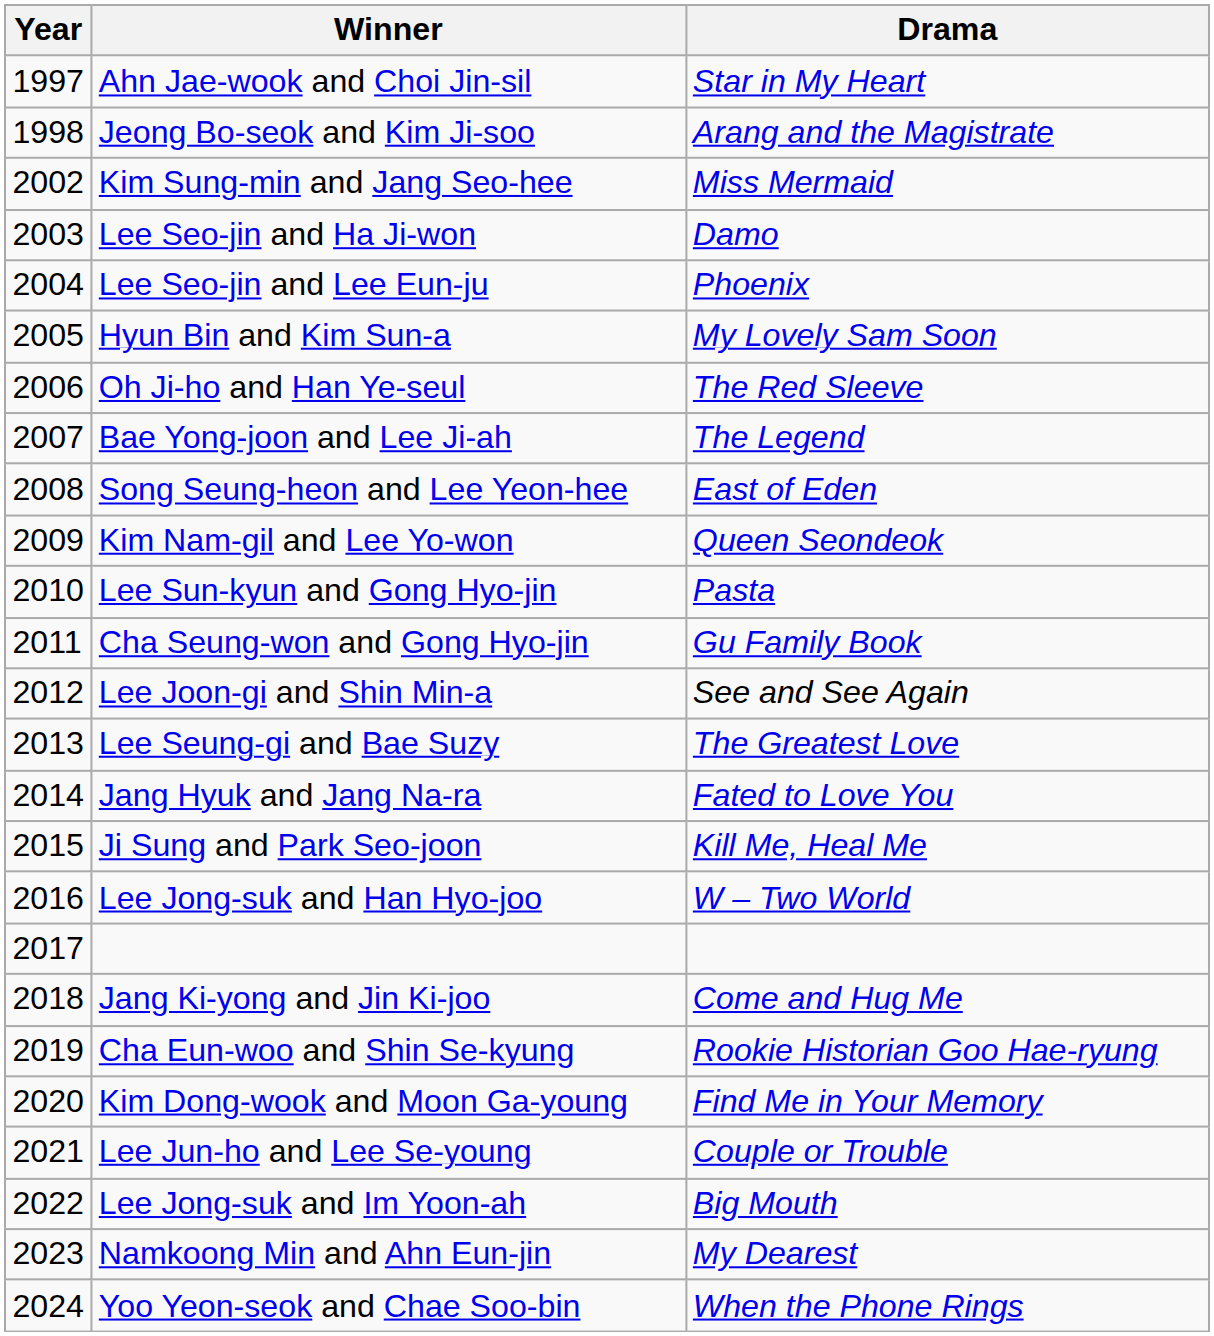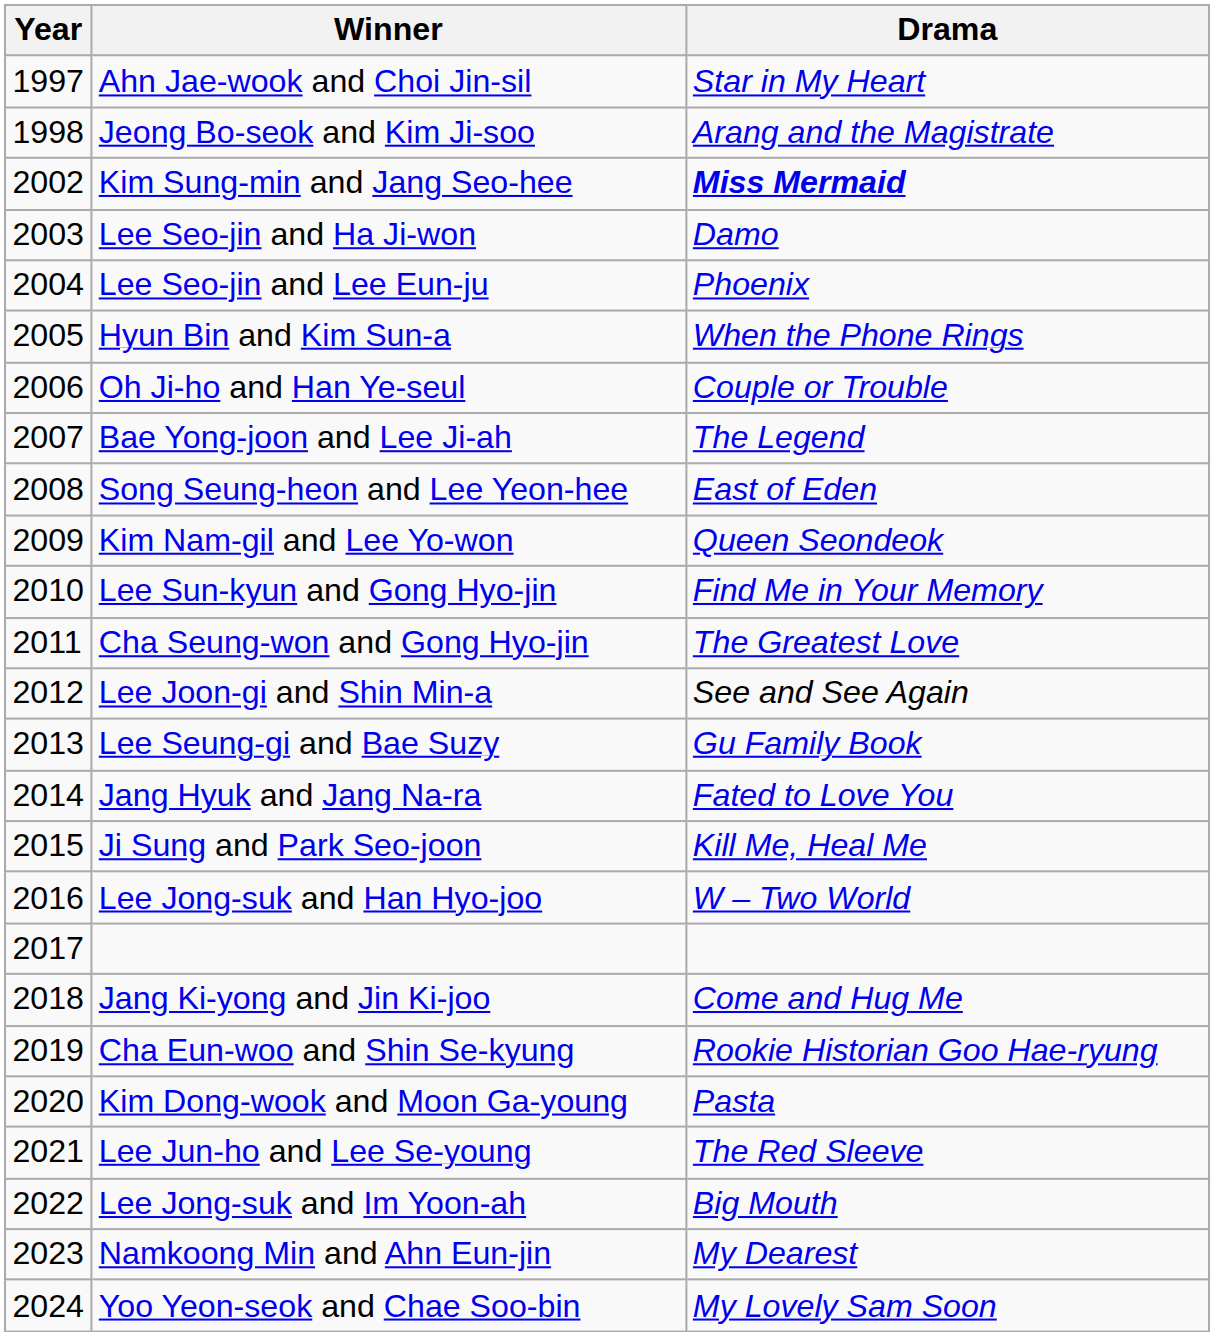(793, 183) normal -> (799, 183) bold
(845, 336) My Lovely Sam Soon -> (858, 336) When the Phone Rings
(808, 387) The Red Sleeve -> (820, 387) Couple or Trouble
(734, 591) Pasta -> (868, 591) Find Me in Your Memory
(807, 642) Gu Family Book -> (826, 642) The Greatest Love
(826, 744) The Greatest Love -> (807, 744) Gu Family Book
(868, 1101) Find Me in Your Memory -> (734, 1101) Pasta
(820, 1152) Couple or Trouble -> (808, 1152) The Red Sleeve
(858, 1305) When the Phone Rings -> (845, 1305) My Lovely Sam Soon
